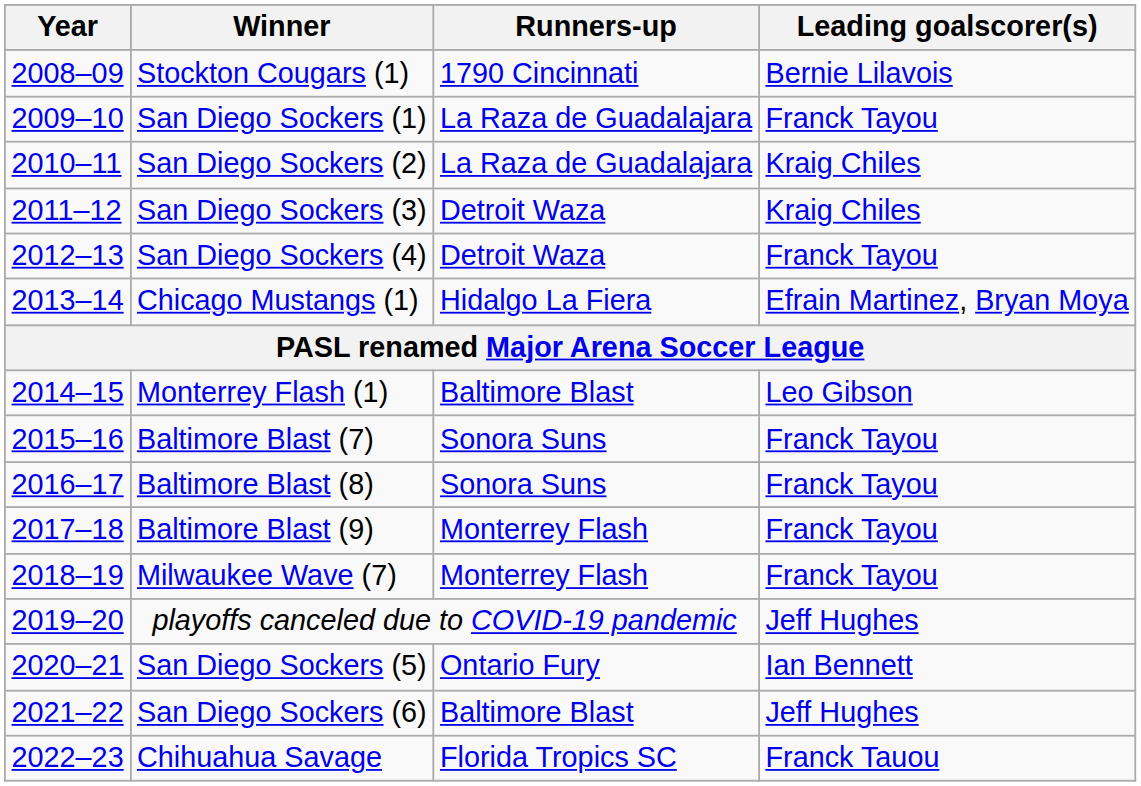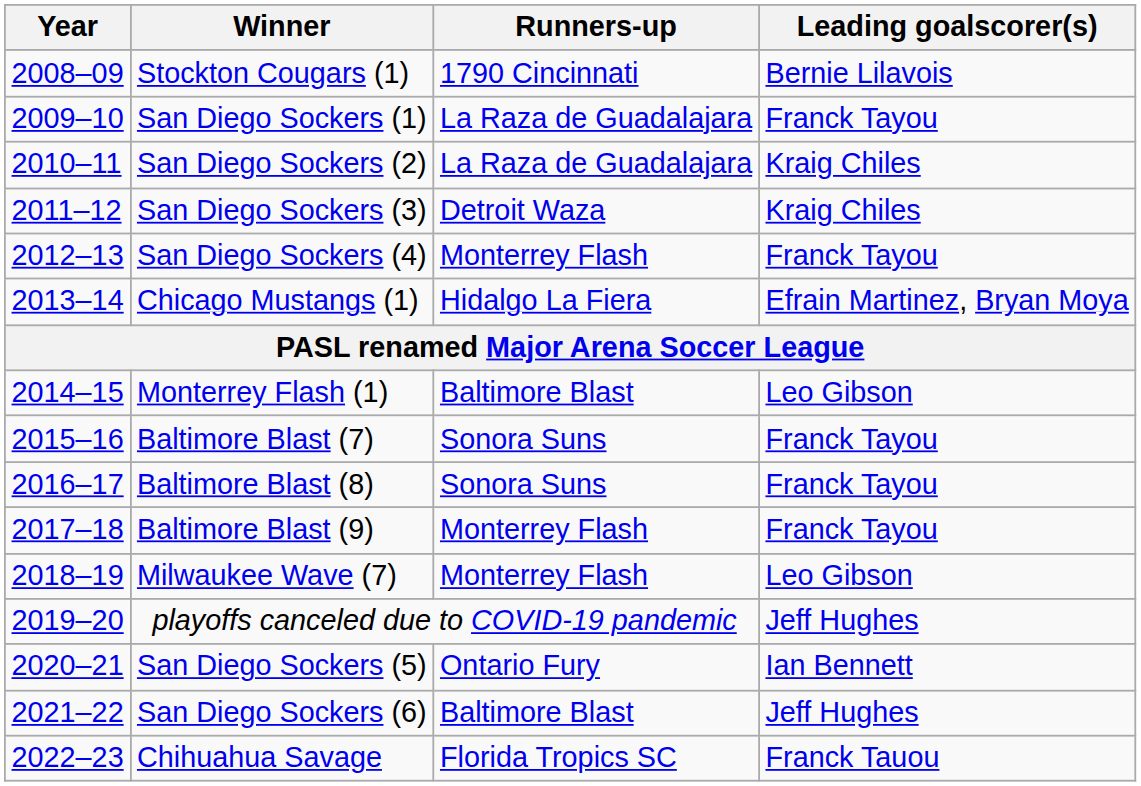(523, 255) Detroit Waza -> (544, 255) Monterrey Flash
(852, 575) Franck Tayou -> (839, 575) Leo Gibson
